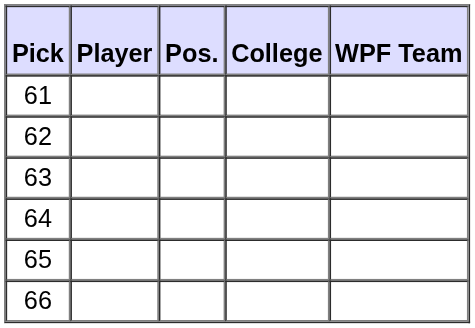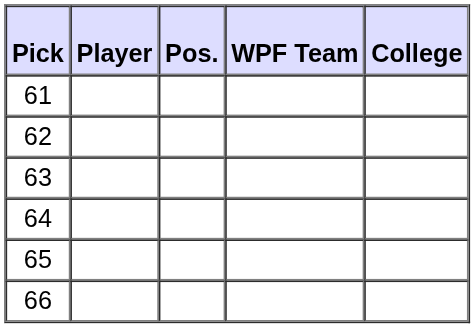columns swapped: (399, 54) <-> (277, 54)
